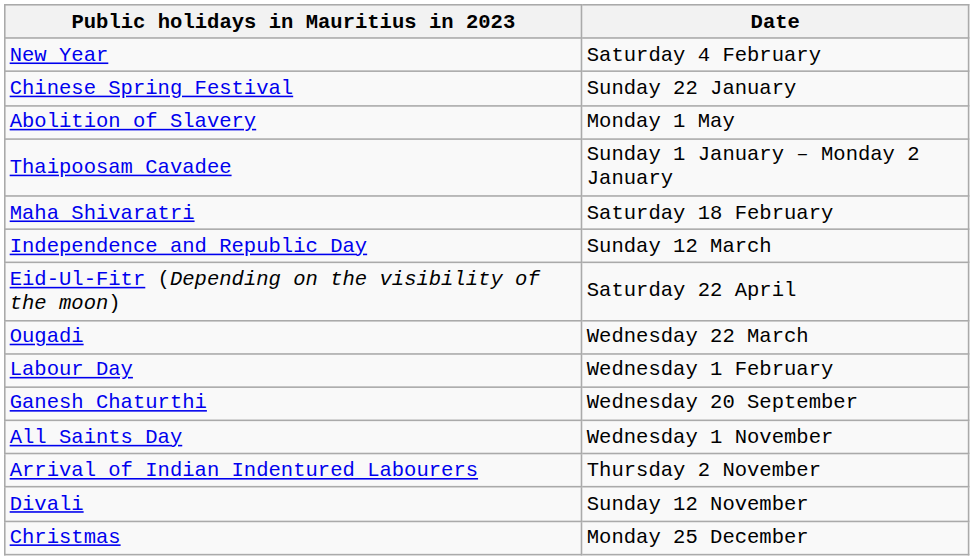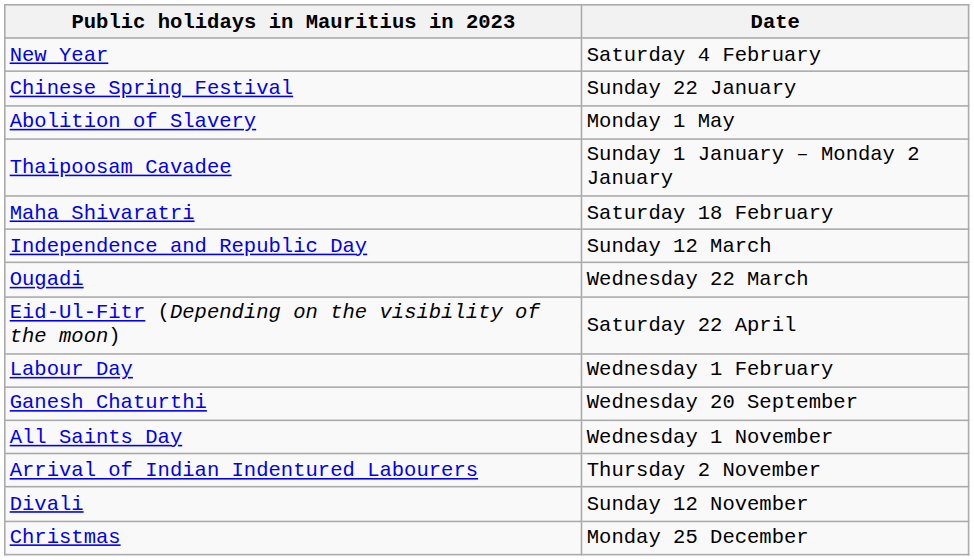rows swapped: (47, 337) <-> (275, 291)
